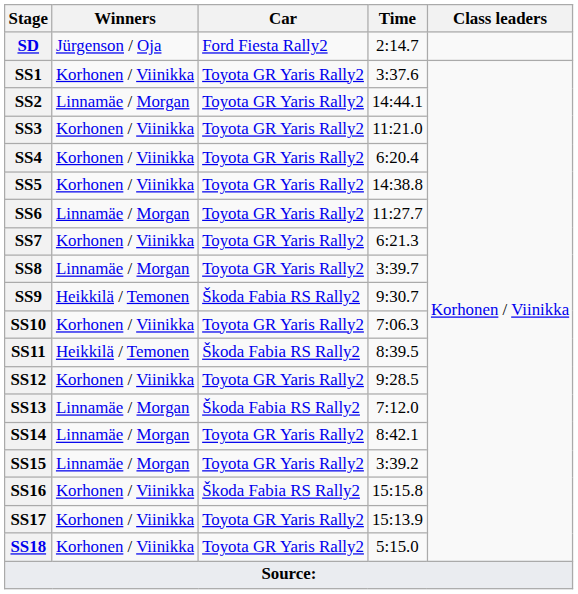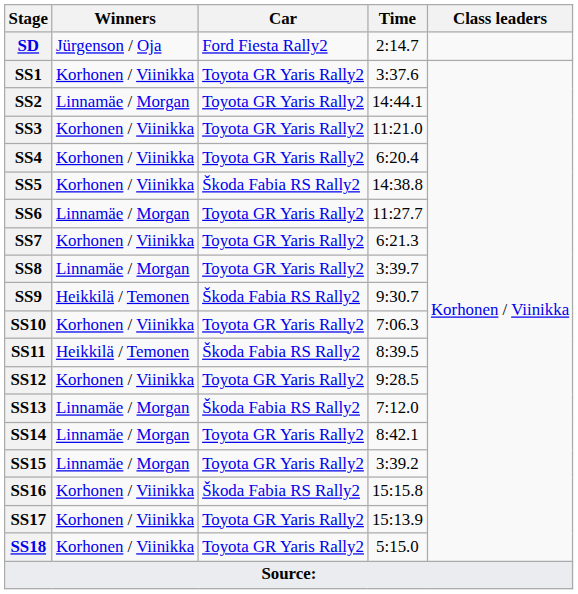(283, 184) Toyota GR Yaris Rally2 -> (281, 184) Škoda Fabia RS Rally2
